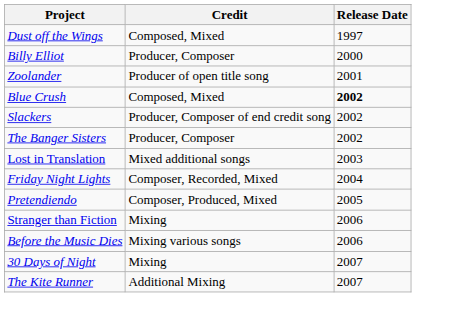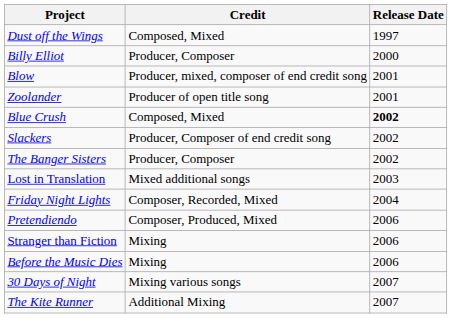+ row: (21, 76)
(350, 199) 2005 -> (386, 220) 2006
(185, 240) Mixing various songs -> (147, 261) Mixing
(147, 261) Mixing -> (185, 281) Mixing various songs
